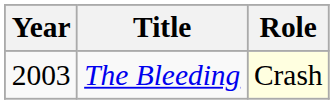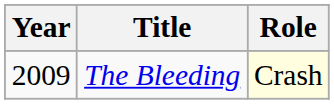(41, 74) 2003 -> (41, 74) 2009
